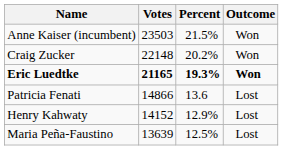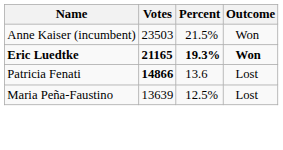- row: (41, 54)
(157, 94) normal -> (157, 74) bold
- row: (47, 114)
